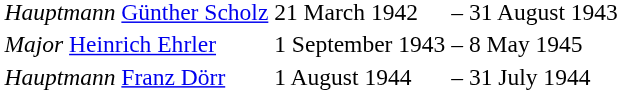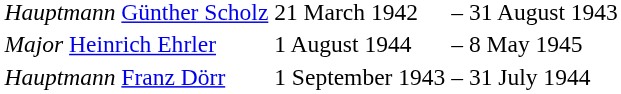(360, 44) 1 September 1943 -> (343, 44) 1 August 1944
(343, 77) 1 August 1944 -> (360, 77) 1 September 1943
